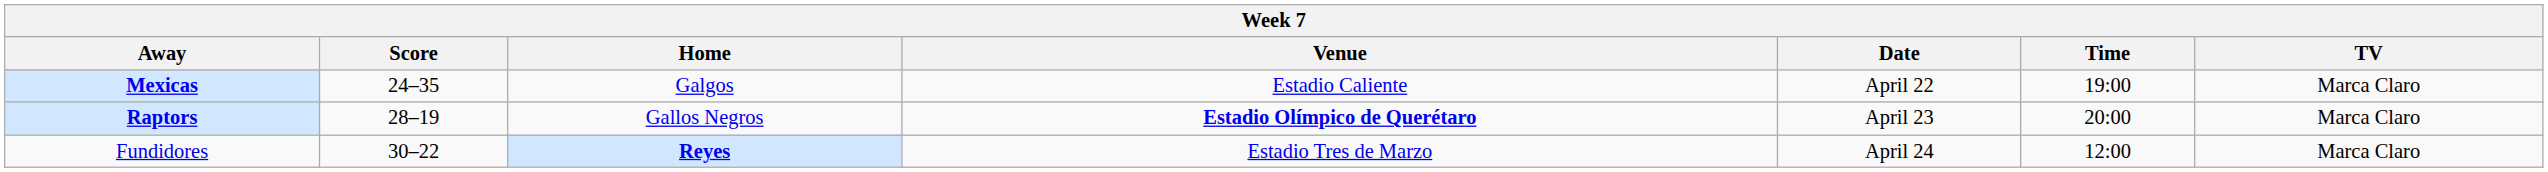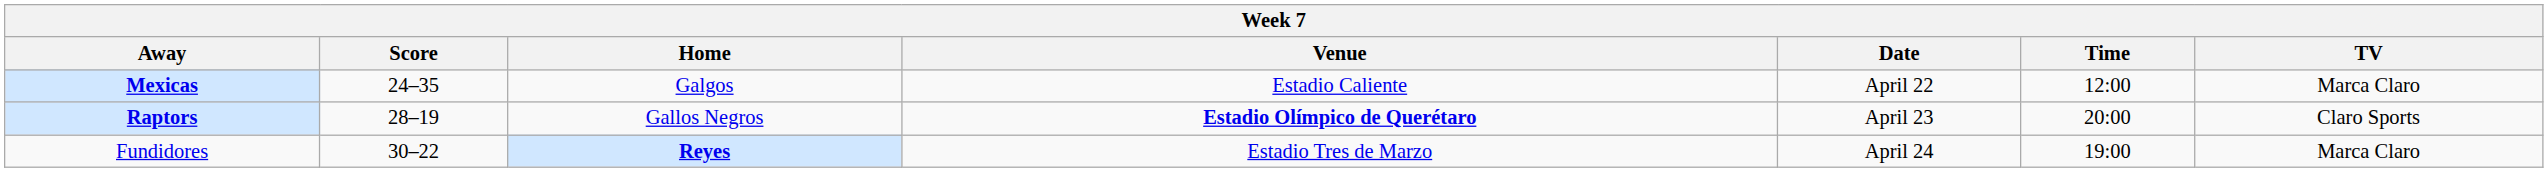(2108, 85) 19:00 -> (2107, 85) 12:00
(2369, 118) Marca Claro -> (2369, 118) Claro Sports
(2108, 150) 12:00 -> (2107, 150) 19:00
